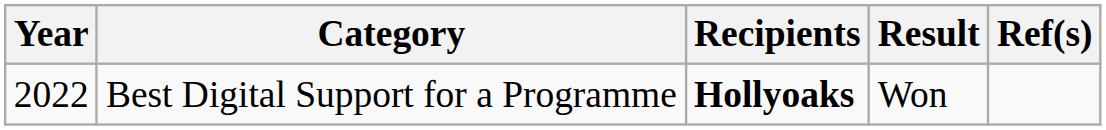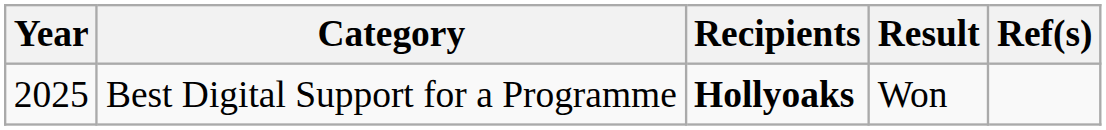(51, 93) 2022 -> (51, 93) 2025
